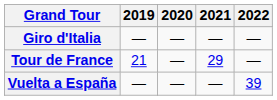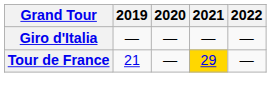(215, 60) no background -> (208, 60) gold background
- row: (62, 83)
